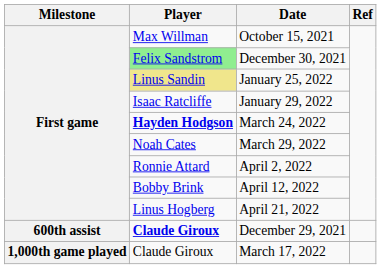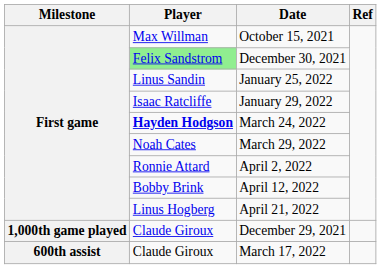(169, 79) khaki background -> (169, 79) no background
(67, 230) 600th assist -> (67, 230) 1,000th game played
(176, 230) bold -> (173, 230) normal
(67, 252) 1,000th game played -> (67, 252) 600th assist
